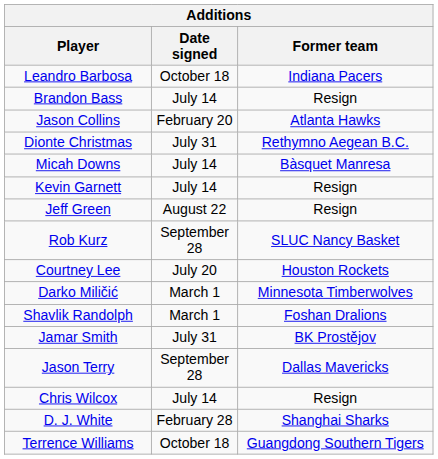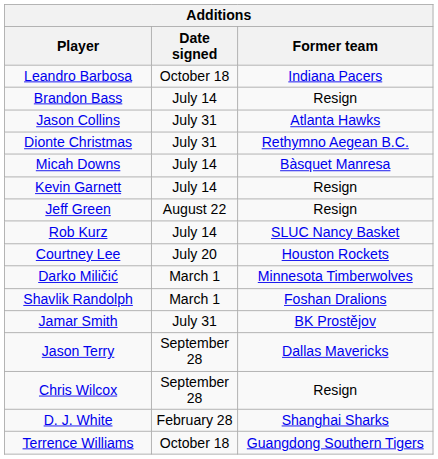(195, 120) February 20 -> (195, 120) July 31
(195, 240) September 28 -> (195, 232) July 14
(195, 398) July 14 -> (195, 390) September 28
